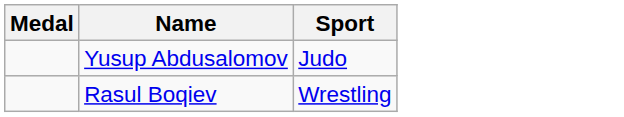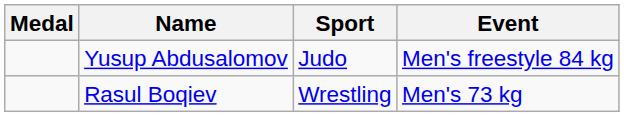+ column: (508, 23)
